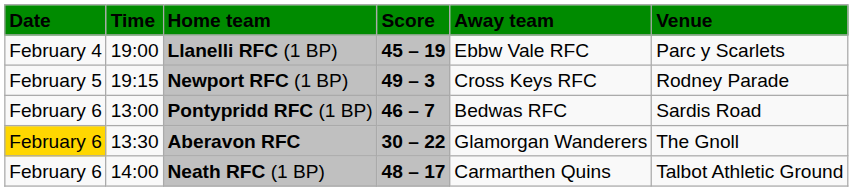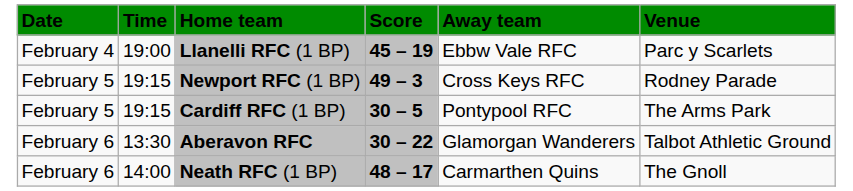+ row: (263, 111)
- row: (270, 111)
(56, 141) gold background -> (68, 141) no background
(698, 141) The Gnoll -> (738, 141) Talbot Athletic Ground
(750, 171) Talbot Athletic Ground -> (685, 171) The Gnoll
